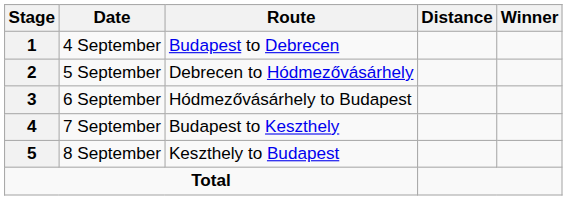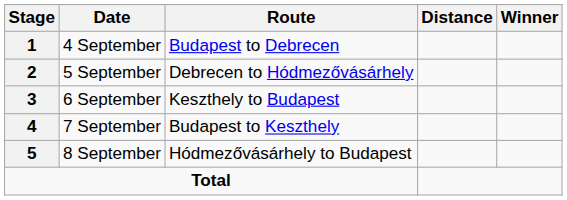(290, 99) Hódmezővásárhely to Budapest -> (254, 99) Keszthely to Budapest
(254, 153) Keszthely to Budapest -> (290, 153) Hódmezővásárhely to Budapest
